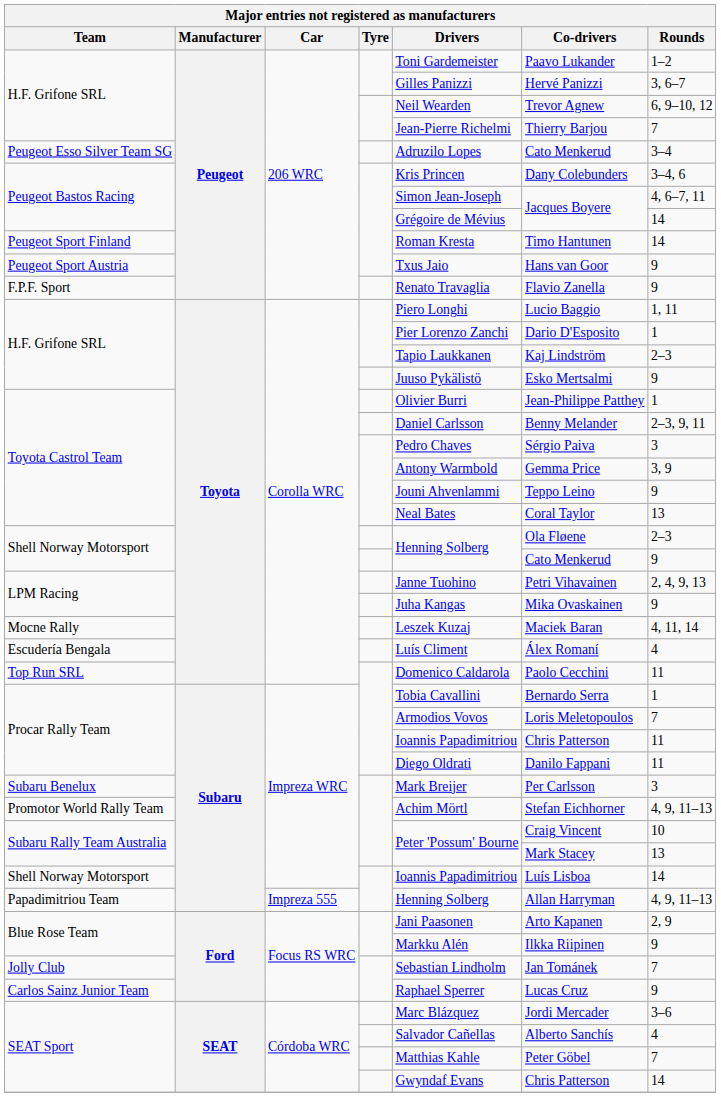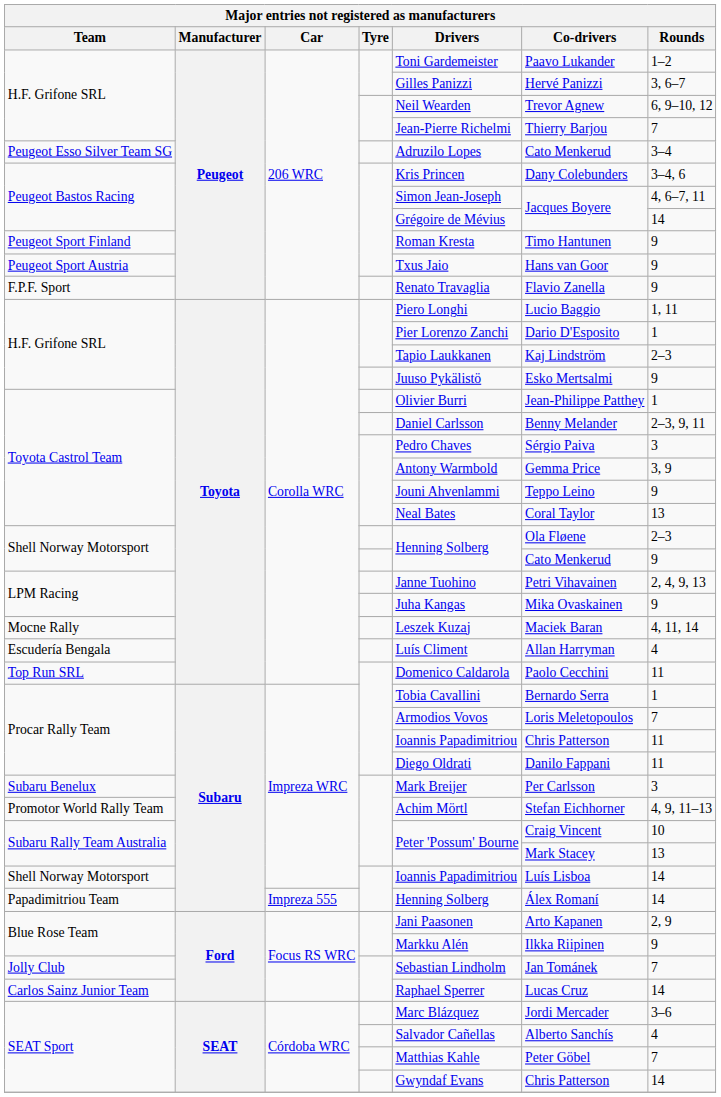(658, 242) 14 -> (654, 242) 9
(562, 649) Álex Romaní -> (570, 649) Allan Harryman
(570, 899) Allan Harryman -> (562, 899) Álex Romaní
(682, 899) 4, 9, 11–13 -> (658, 899) 14
(654, 989) 9 -> (658, 989) 14
